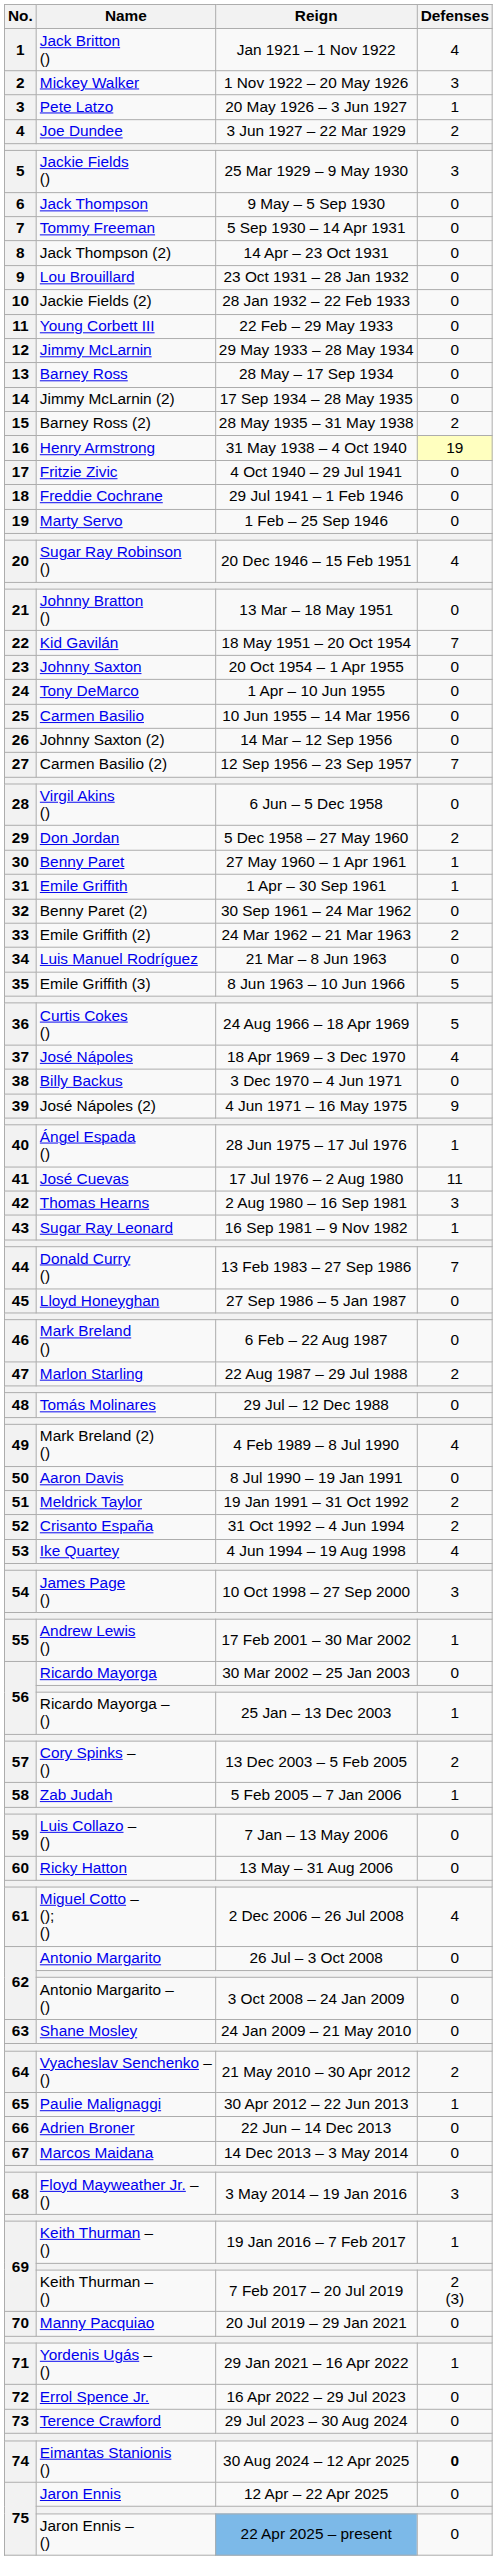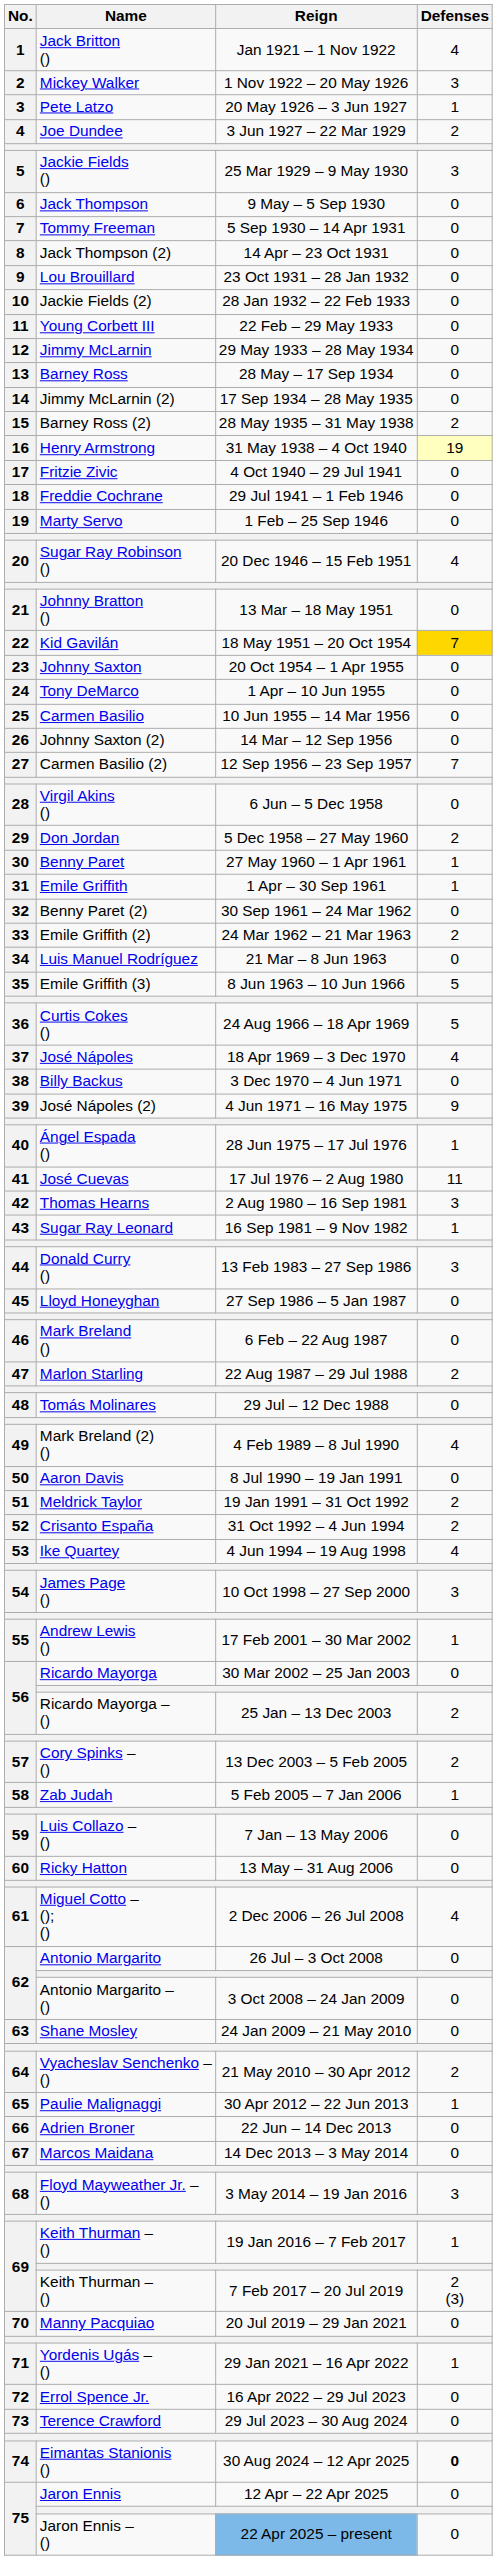(455, 642) no background -> (455, 642) gold background
(455, 1267) 7 -> (455, 1267) 3
(455, 1713) 1 -> (455, 1713) 2
